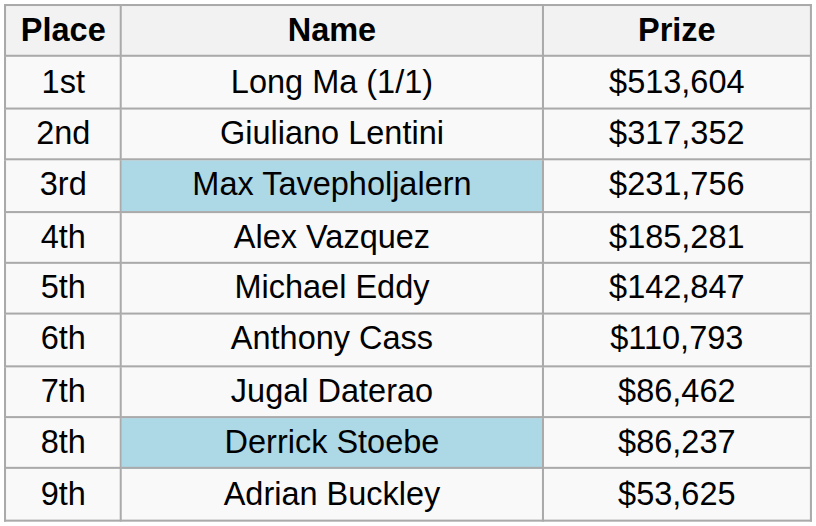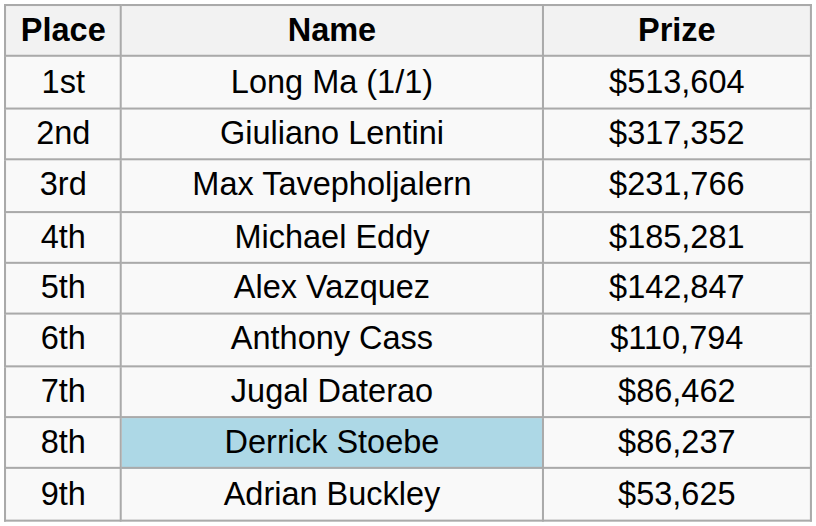(332, 184) lightblue background -> (332, 184) no background
(677, 184) $231,756 -> (677, 184) $231,766
(332, 236) Alex Vazquez -> (332, 236) Michael Eddy
(332, 287) Michael Eddy -> (332, 287) Alex Vazquez
(677, 339) $110,793 -> (677, 339) $110,794
